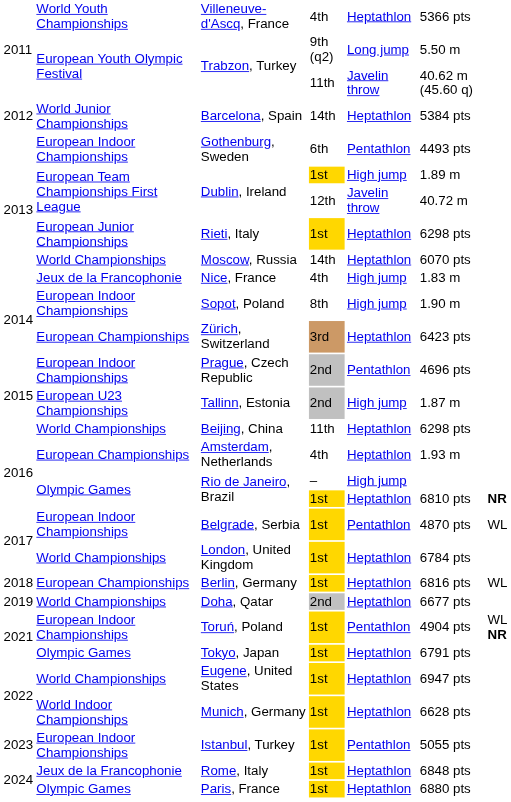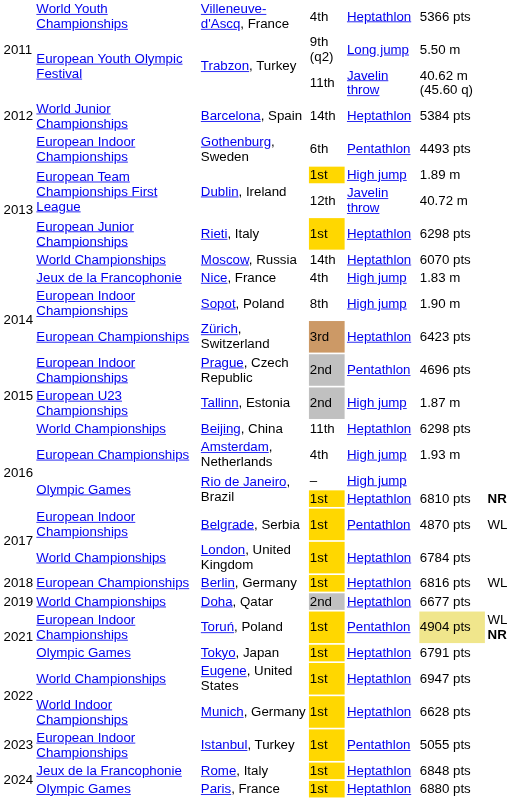(379, 454) Heptathlon -> (377, 454) High jump
(445, 627) no background -> (445, 627) khaki background
